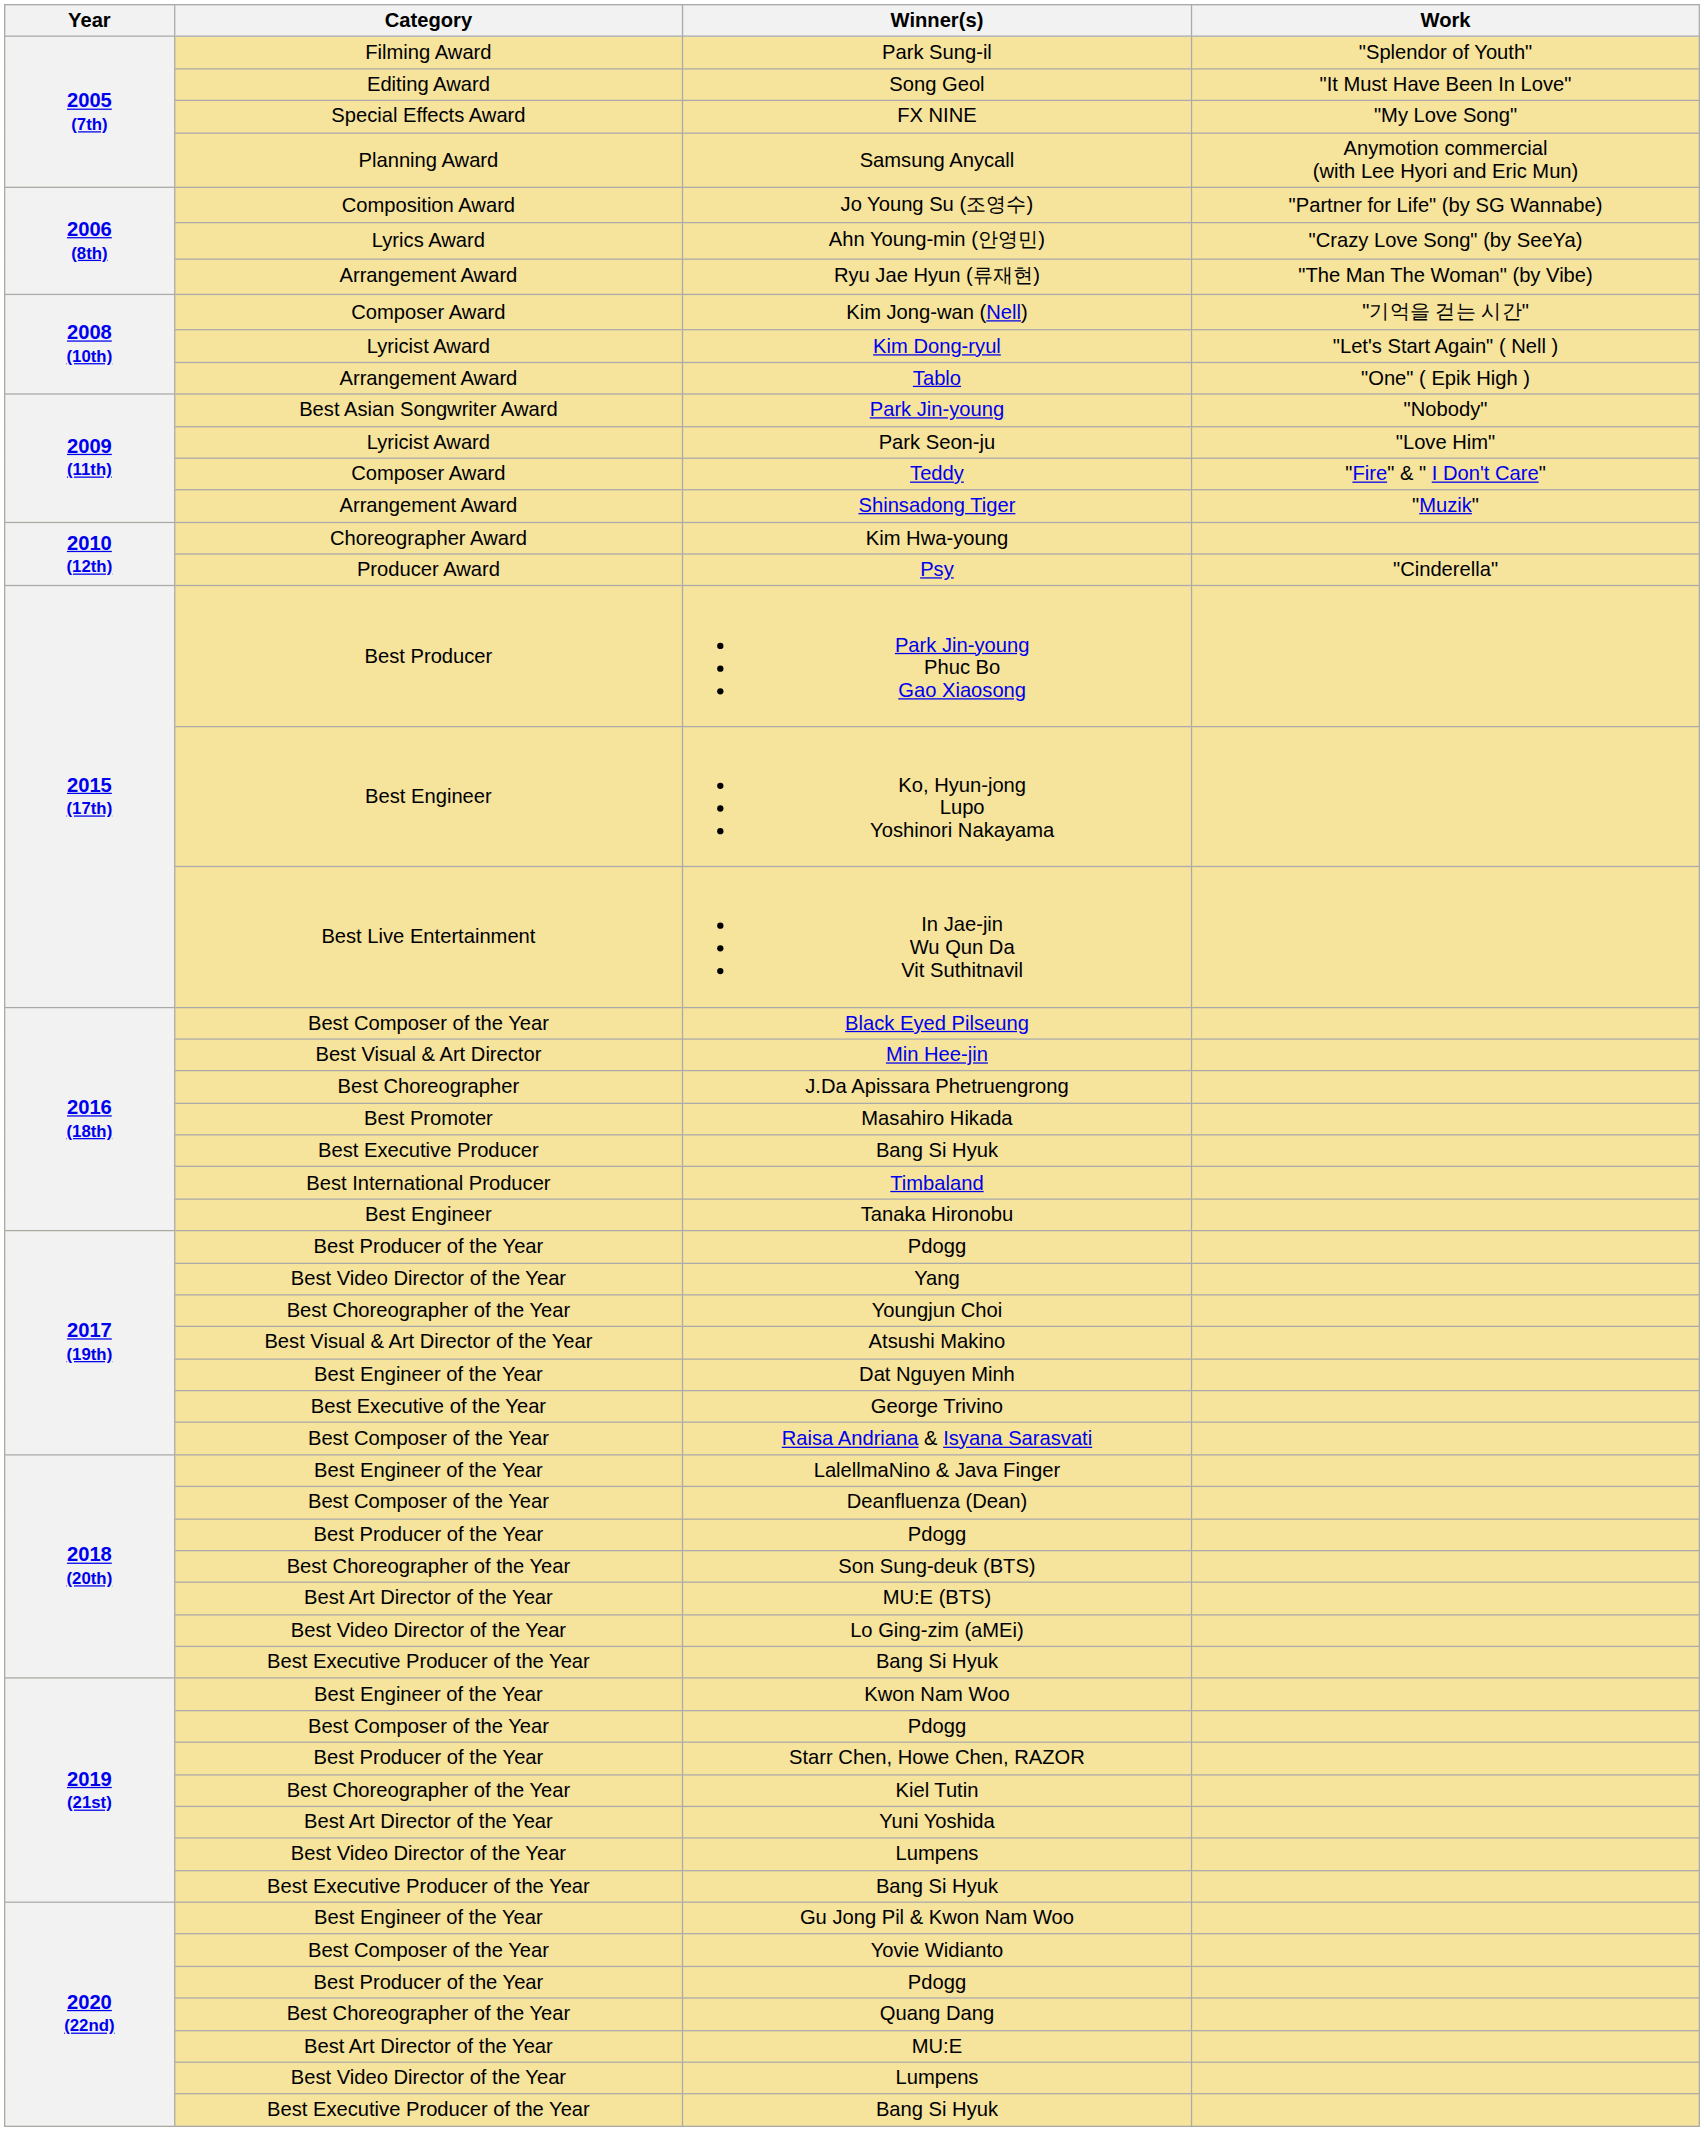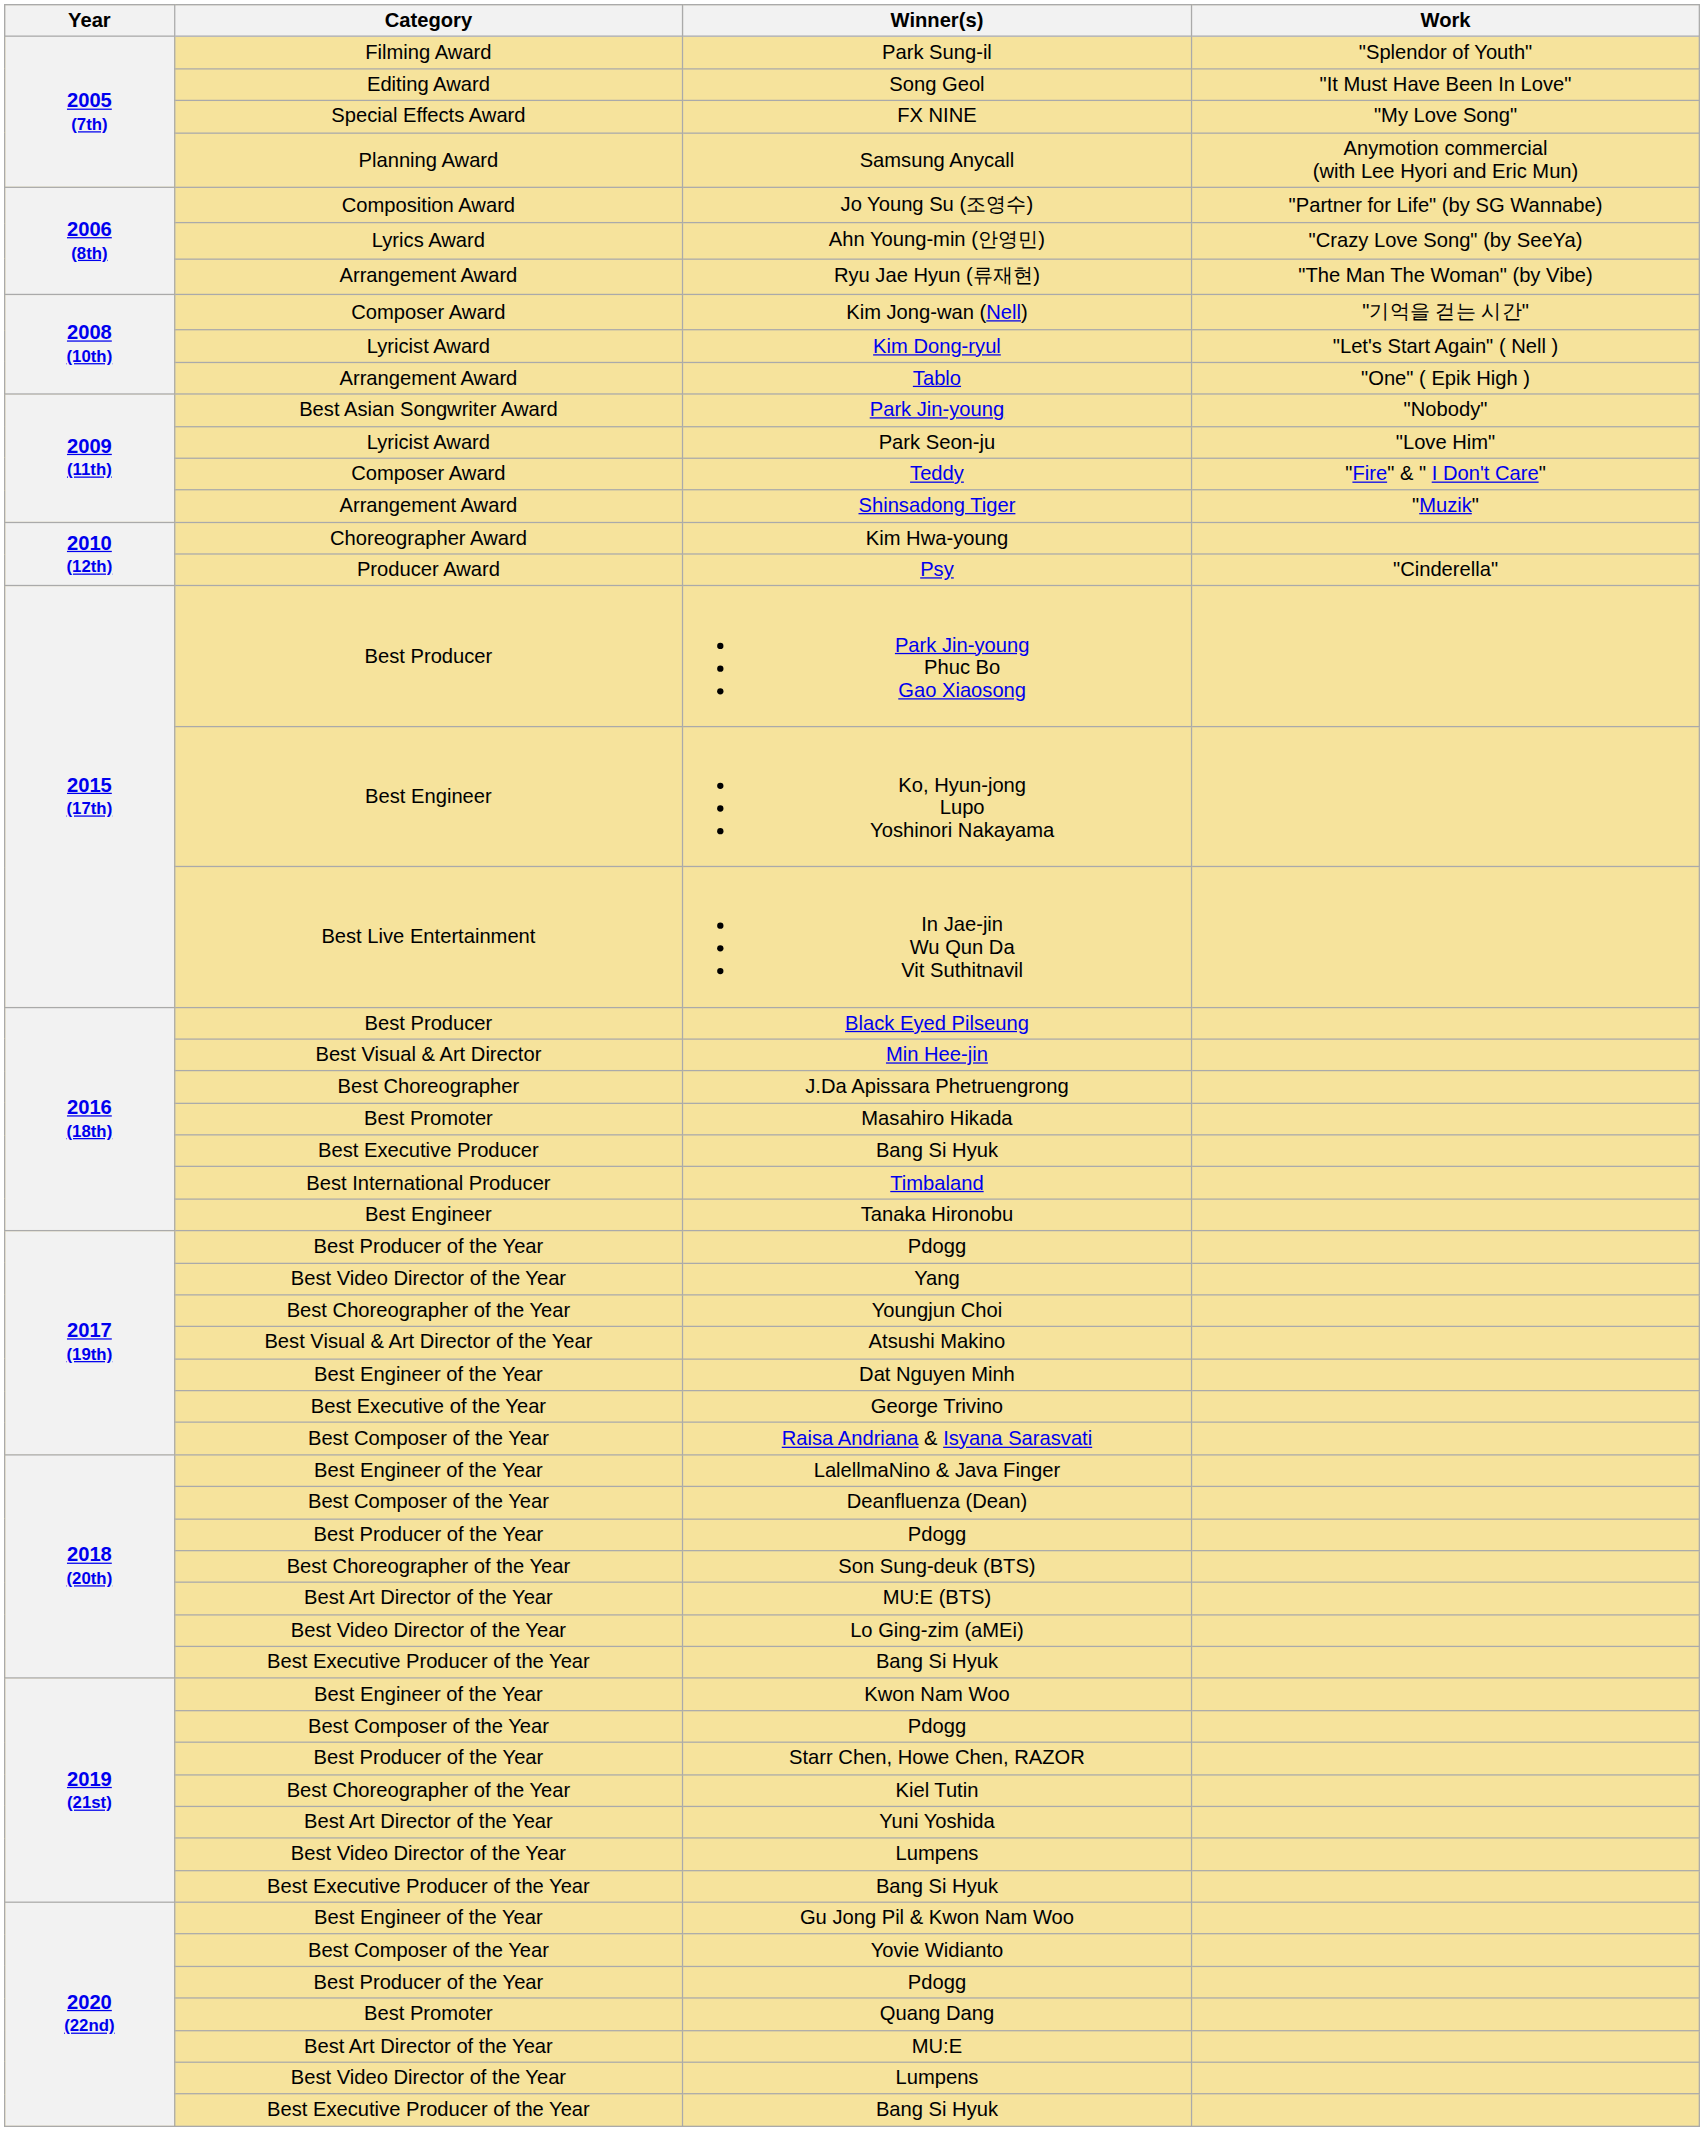(428, 1022) Best Composer of the Year -> (428, 1022) Best Producer
(428, 2013) Best Choreographer of the Year -> (428, 2013) Best Promoter
